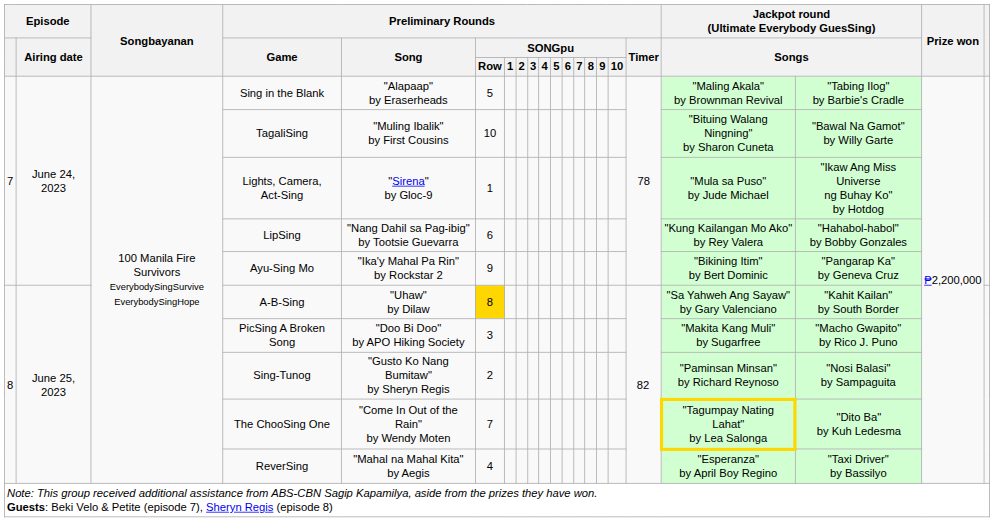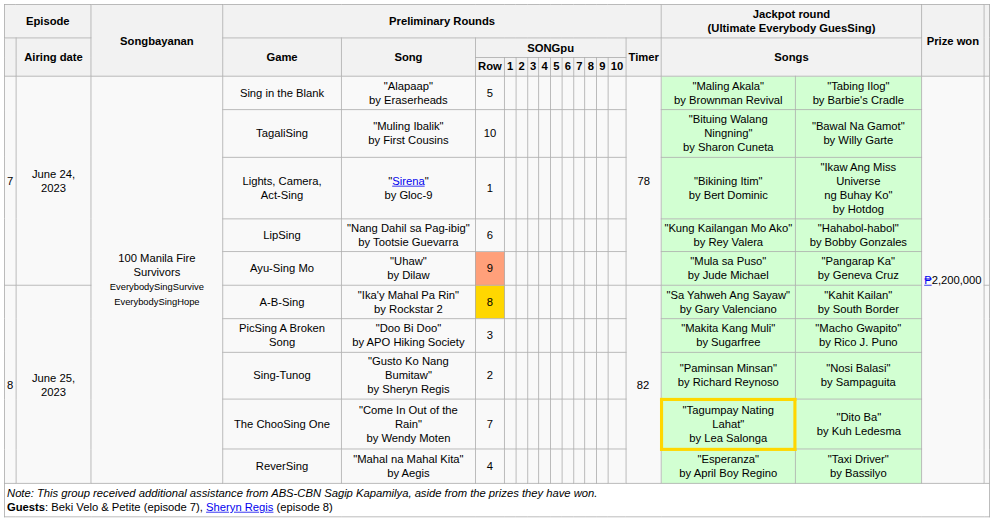(728, 188) "Mula sa Puso" by Jude Michael -> (728, 188) "Bikining Itim" by Bert Dominic
(408, 269) "Ika'y Mahal Pa Rin" by Rockstar 2 -> (408, 269) "Uhaw" by Dilaw
(490, 269) no background -> (490, 269) lightsalmon background
(728, 269) "Bikining Itim" by Bert Dominic -> (728, 269) "Mula sa Puso" by Jude Michael
(408, 302) "Uhaw" by Dilaw -> (408, 302) "Ika'y Mahal Pa Rin" by Rockstar 2
